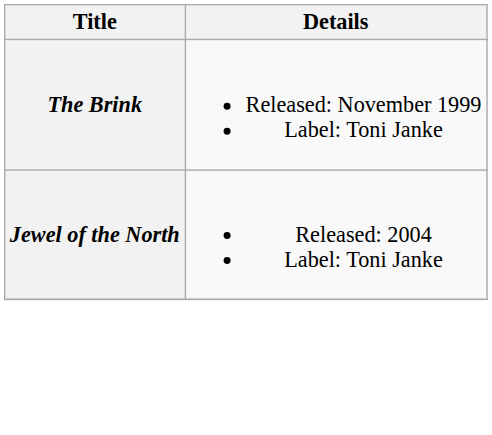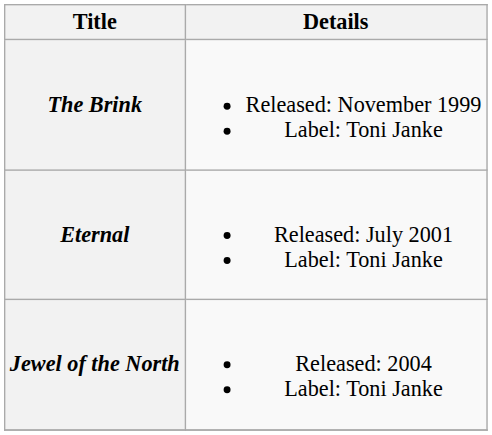+ row: (95, 234)
